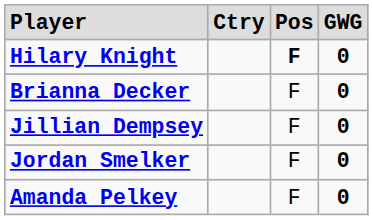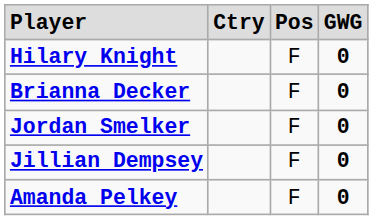(294, 57) bold -> (294, 57) normal
rows swapped: (100, 162) <-> (106, 127)
